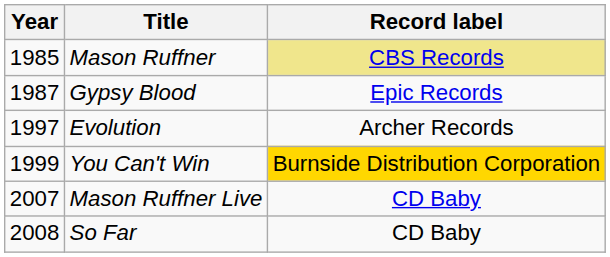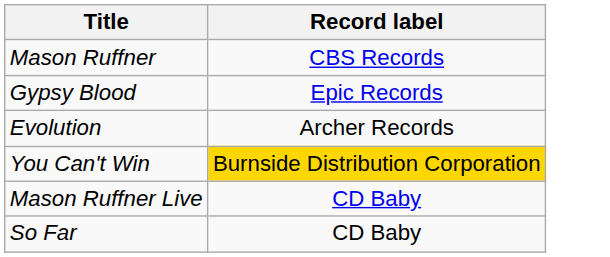- column: (35, 22)
(436, 57) khaki background -> (377, 57) no background
